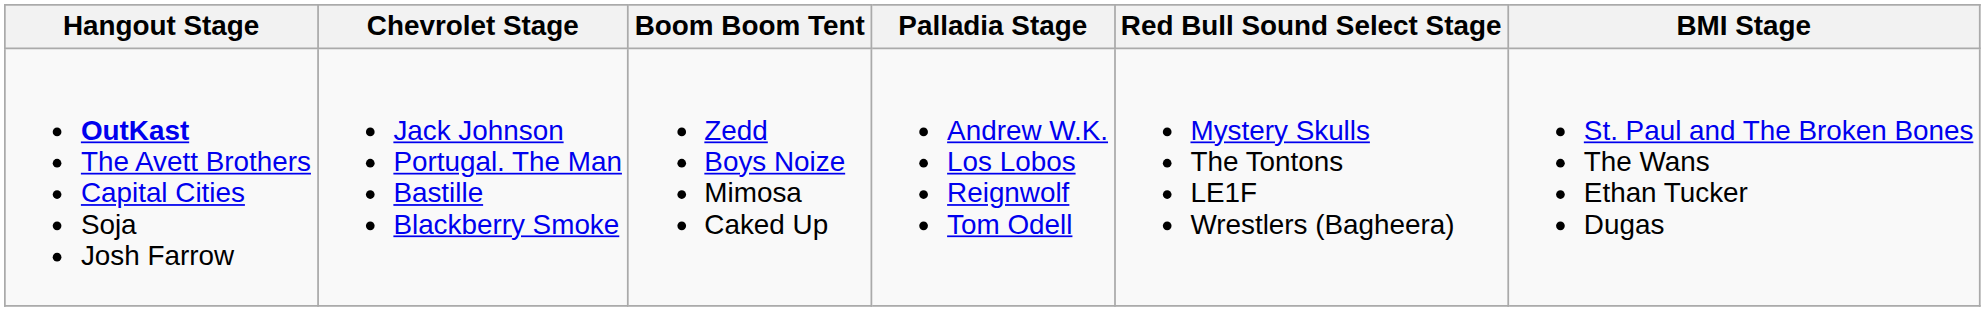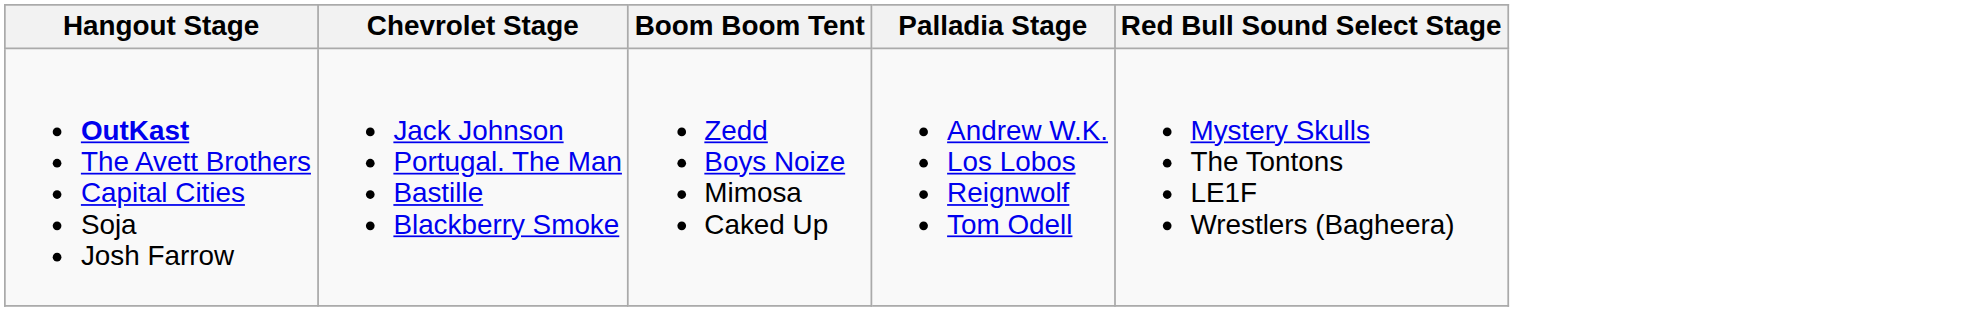- column: (1744, 26)
